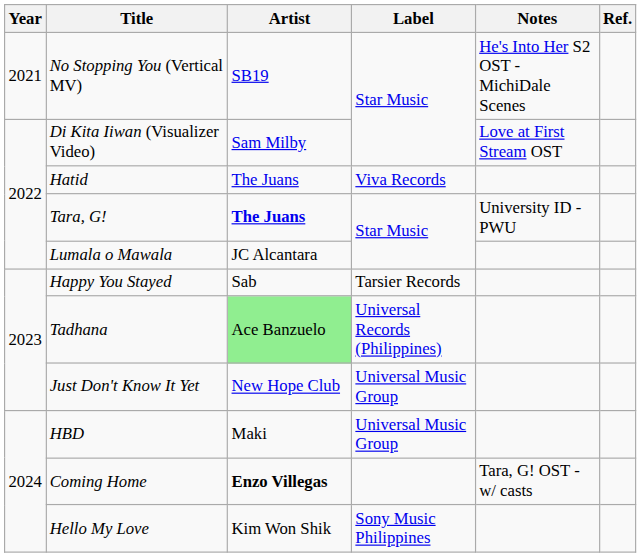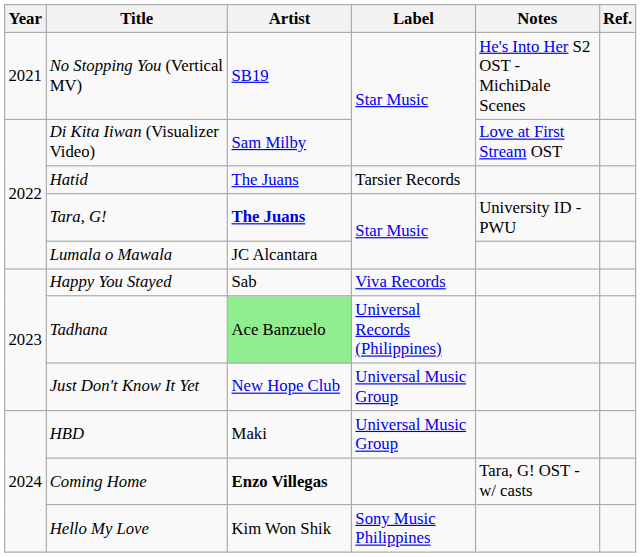(401, 180) Viva Records -> (408, 180) Tarsier Records
(408, 282) Tarsier Records -> (401, 282) Viva Records
